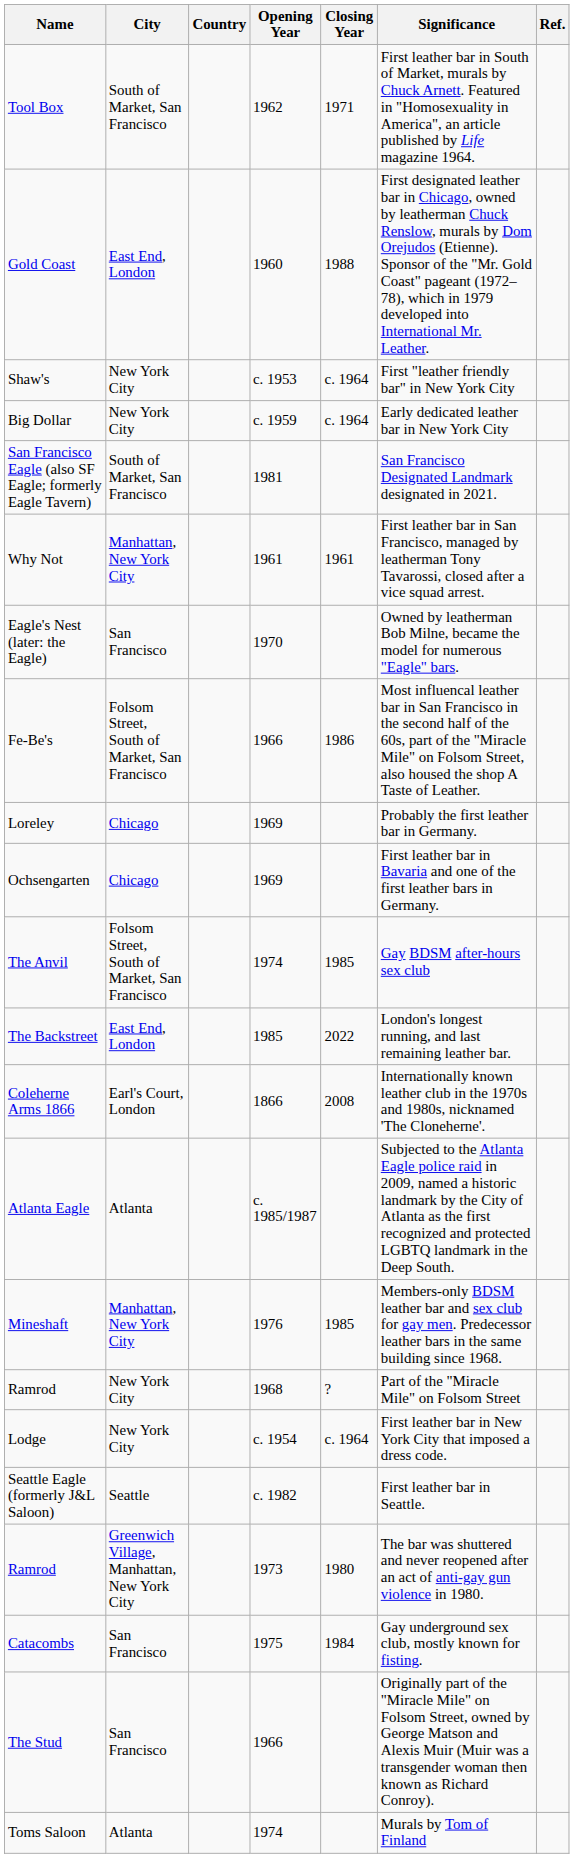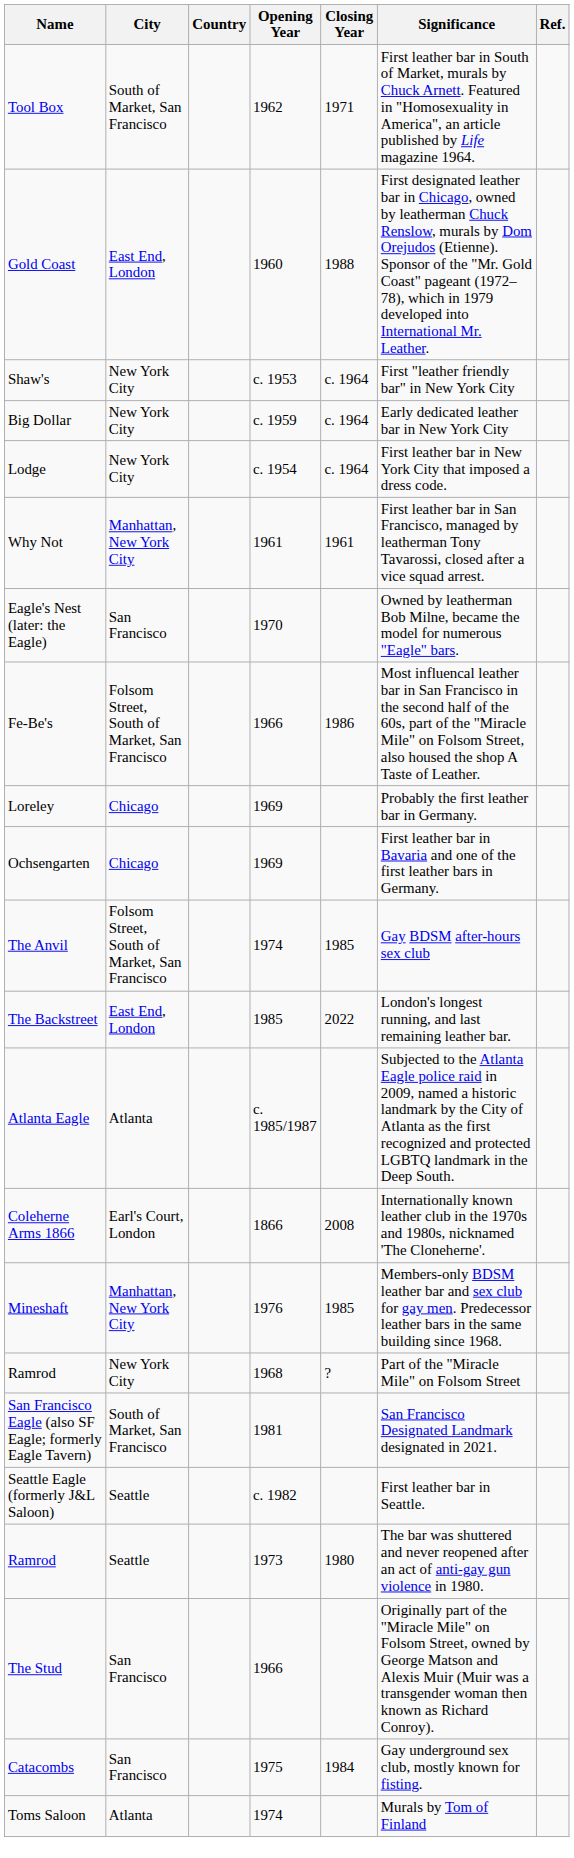rows swapped: (27, 1438) <-> (55, 477)
rows swapped: (49, 1208) <-> (41, 1101)
(142, 1569) Greenwich Village, Manhattan, New York City -> (129, 1561) Seattle
rows swapped: (35, 1742) <-> (41, 1643)
